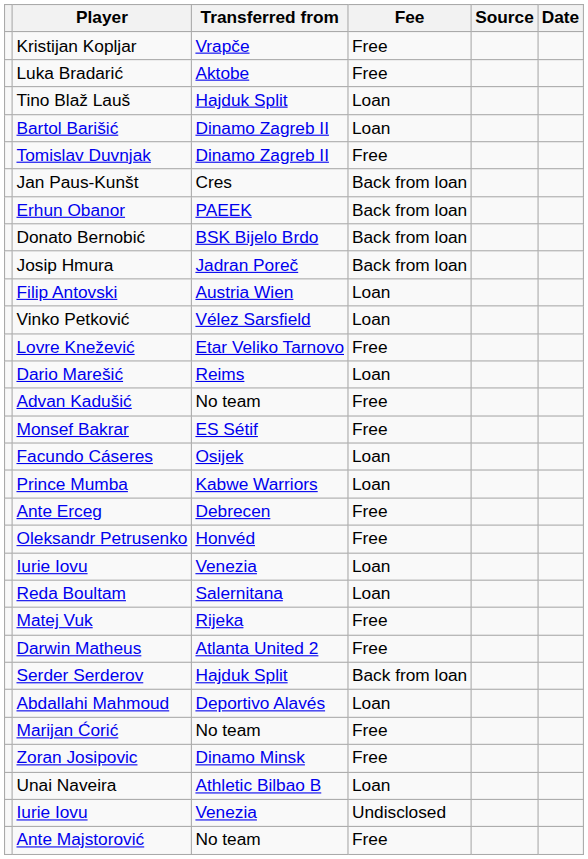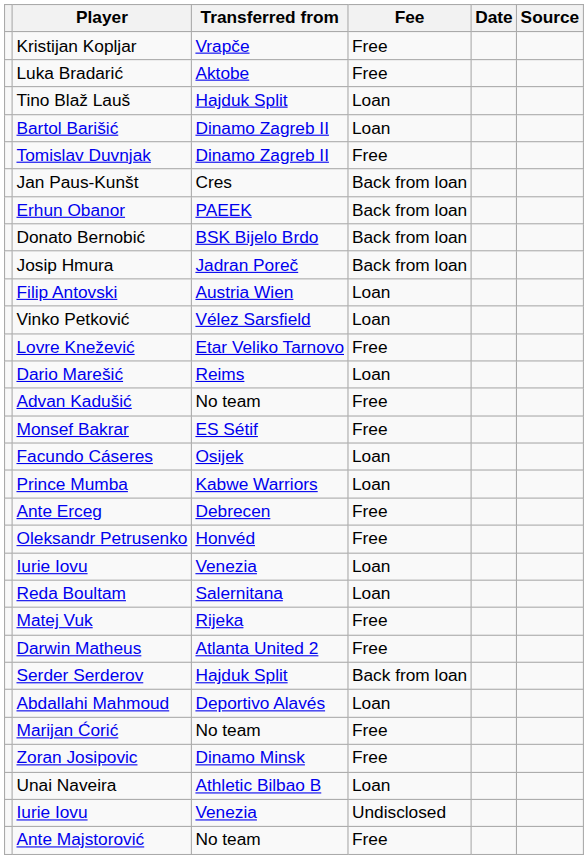columns swapped: (560, 18) <-> (504, 18)
